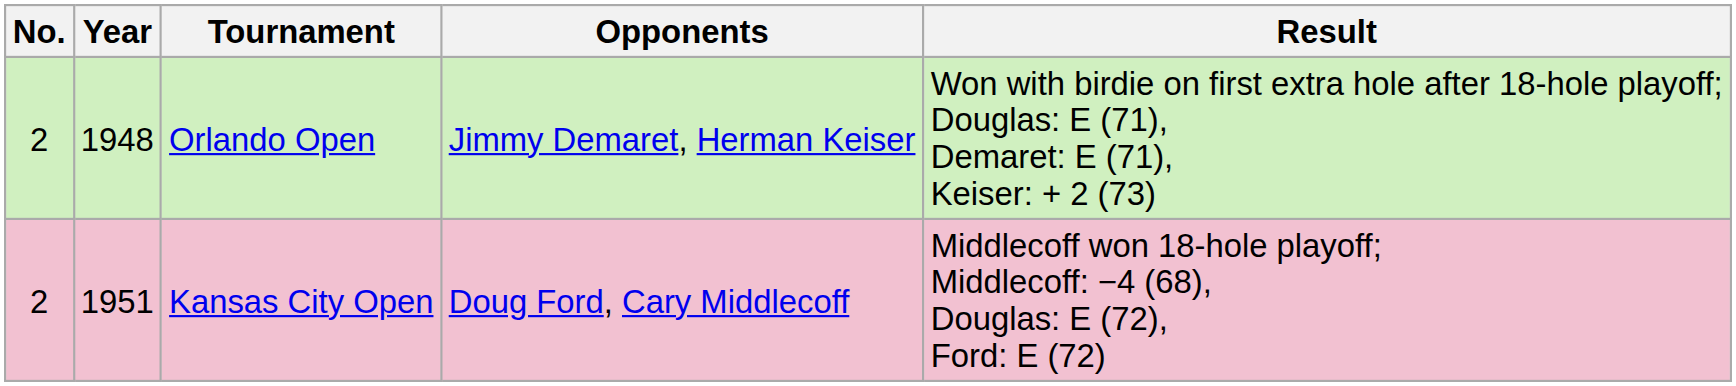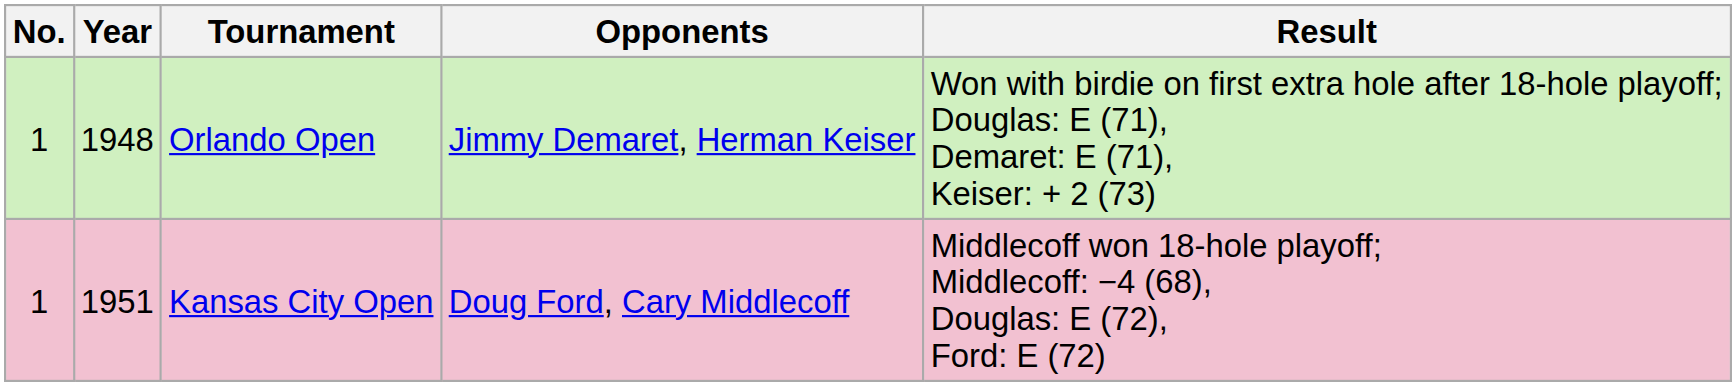(39, 138) 2 -> (39, 138) 1
(39, 300) 2 -> (39, 300) 1
